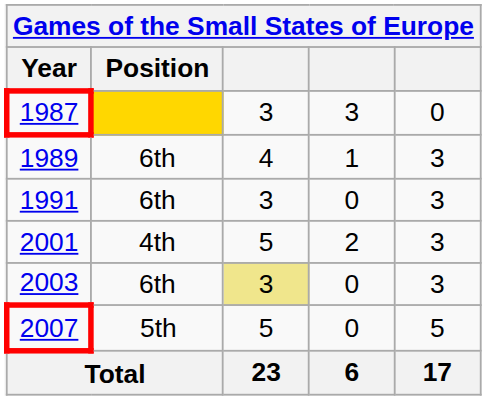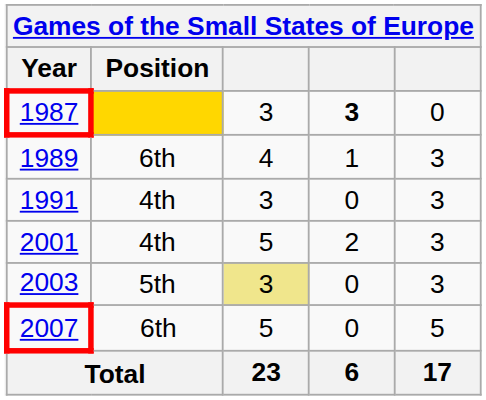(352, 113) normal -> (352, 113) bold
(157, 200) 6th -> (157, 200) 4th
(157, 284) 6th -> (157, 284) 5th
(158, 329) 5th -> (158, 329) 6th
